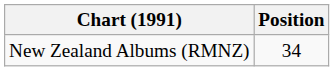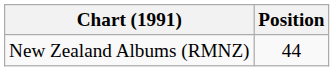(291, 50) 34 -> (291, 50) 44
